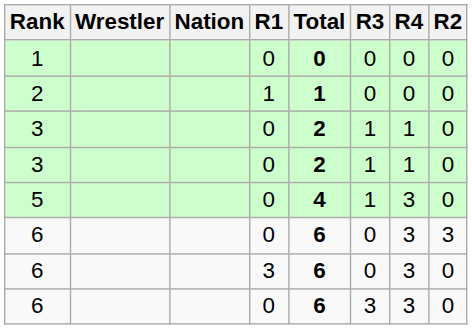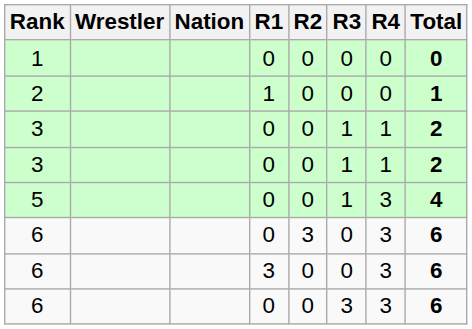columns swapped: (448, 22) <-> (319, 22)
